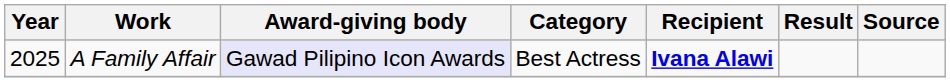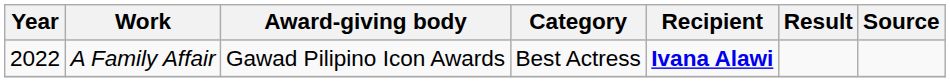(35, 58) 2025 -> (35, 58) 2022
(365, 58) lavender background -> (365, 58) no background
